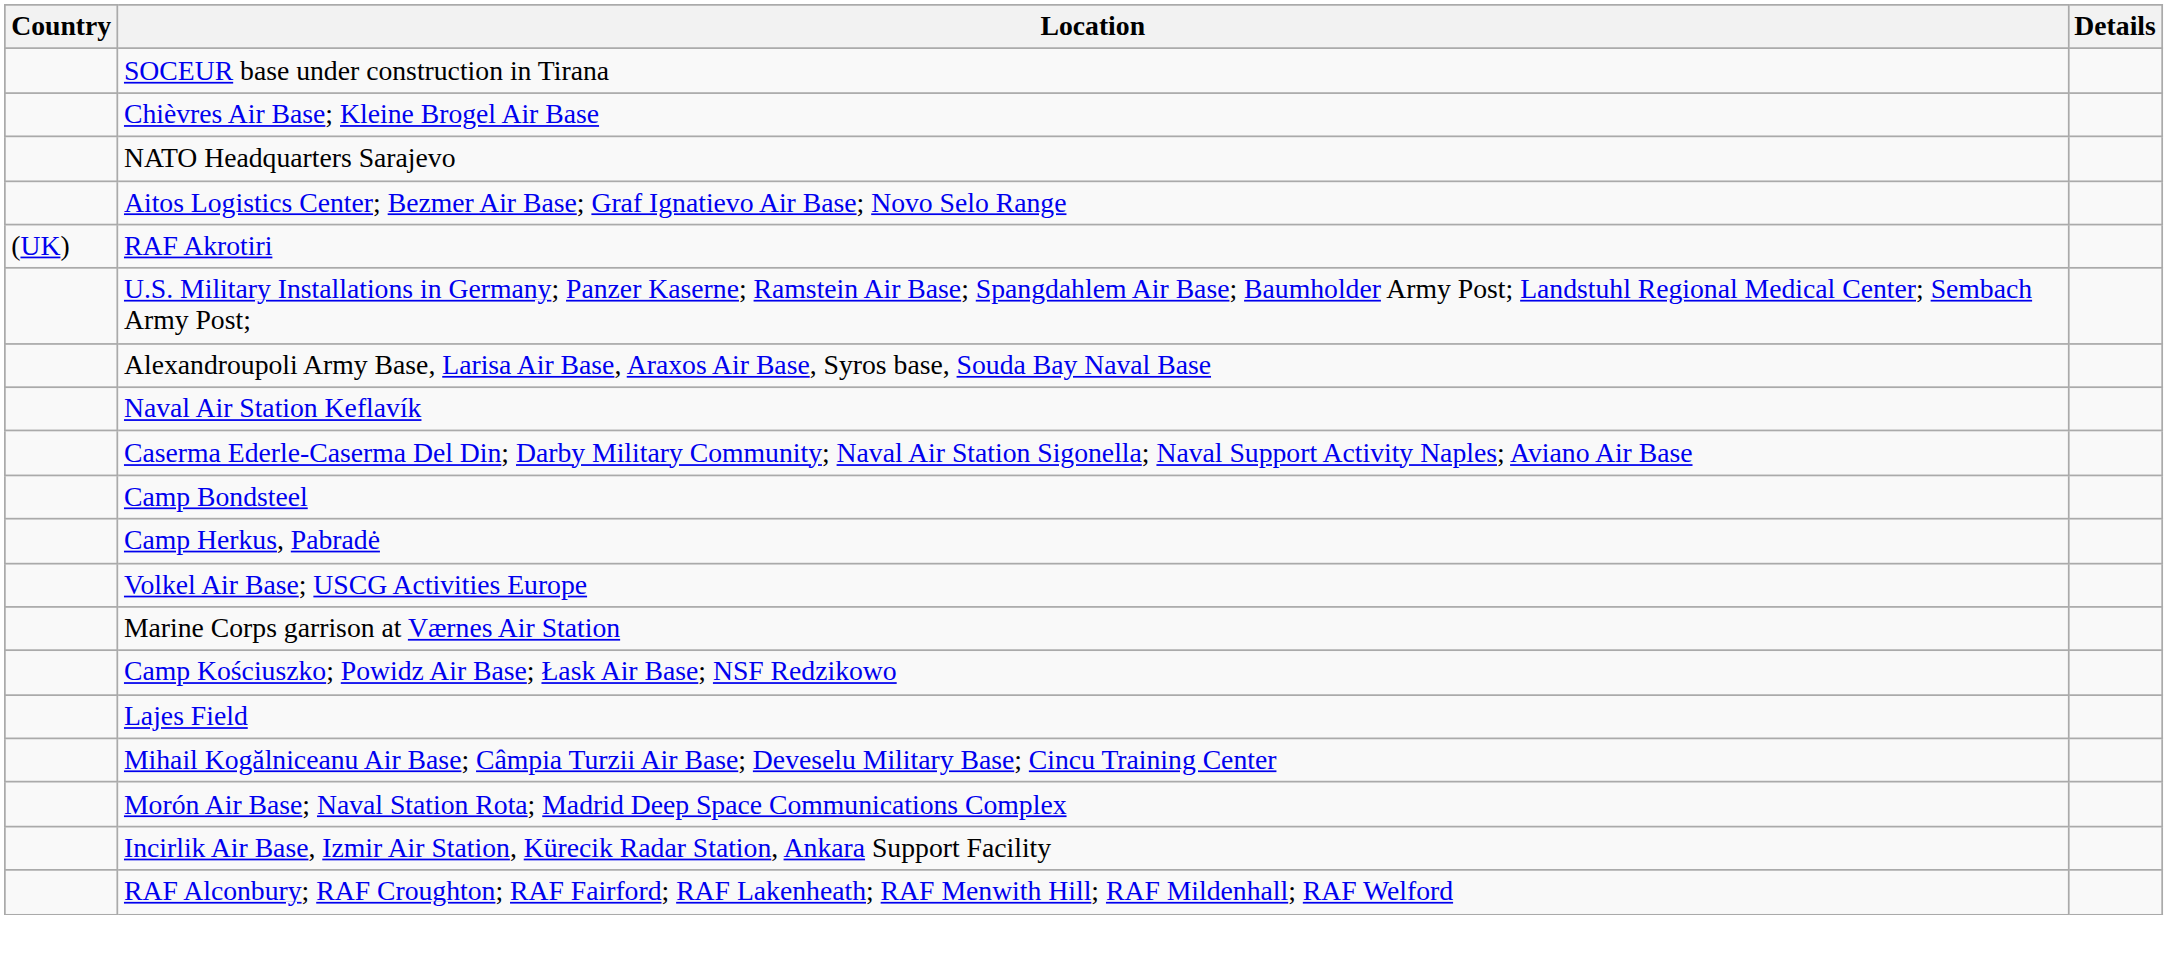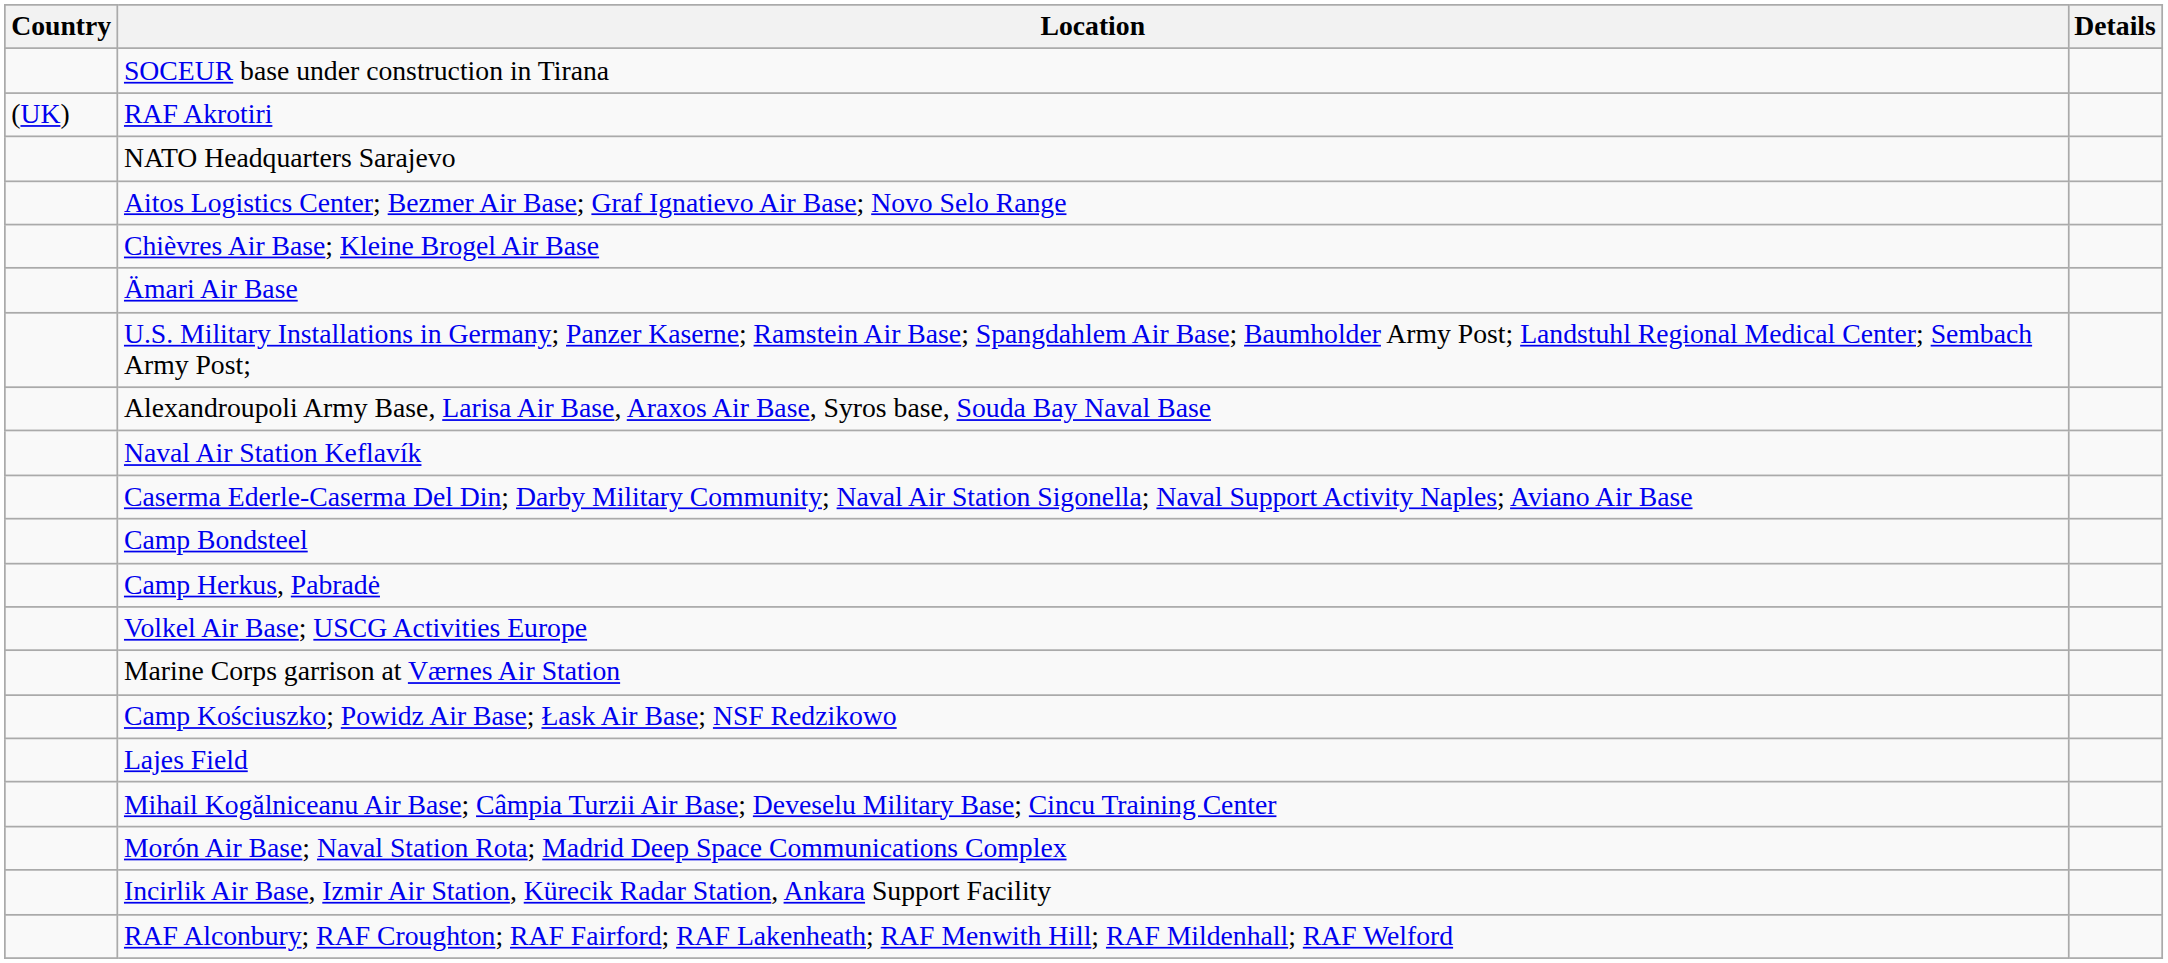rows swapped: (362, 114) <-> (198, 245)
+ row: (211, 289)
